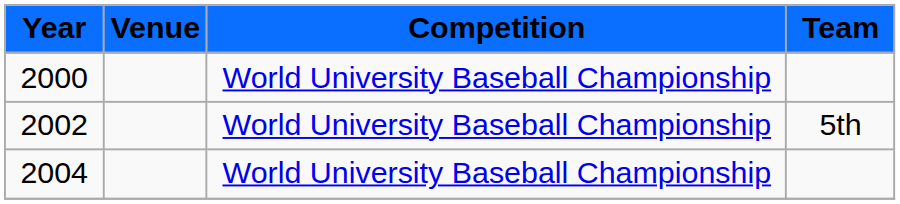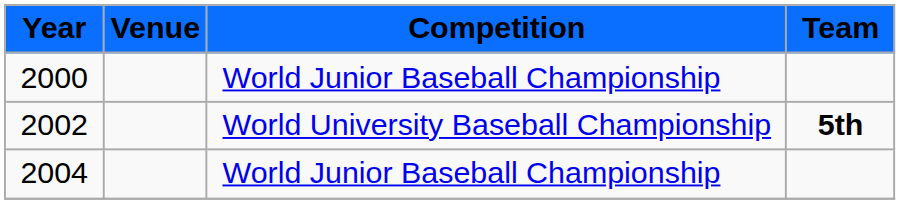(497, 76) World University Baseball Championship -> (467, 76) World Junior Baseball Championship
(841, 125) normal -> (841, 125) bold
(497, 173) World University Baseball Championship -> (467, 173) World Junior Baseball Championship
